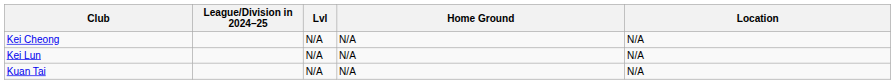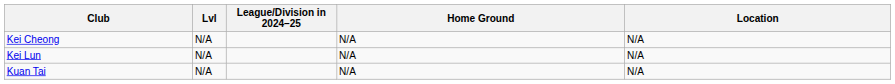columns swapped: (248, 18) <-> (320, 18)
